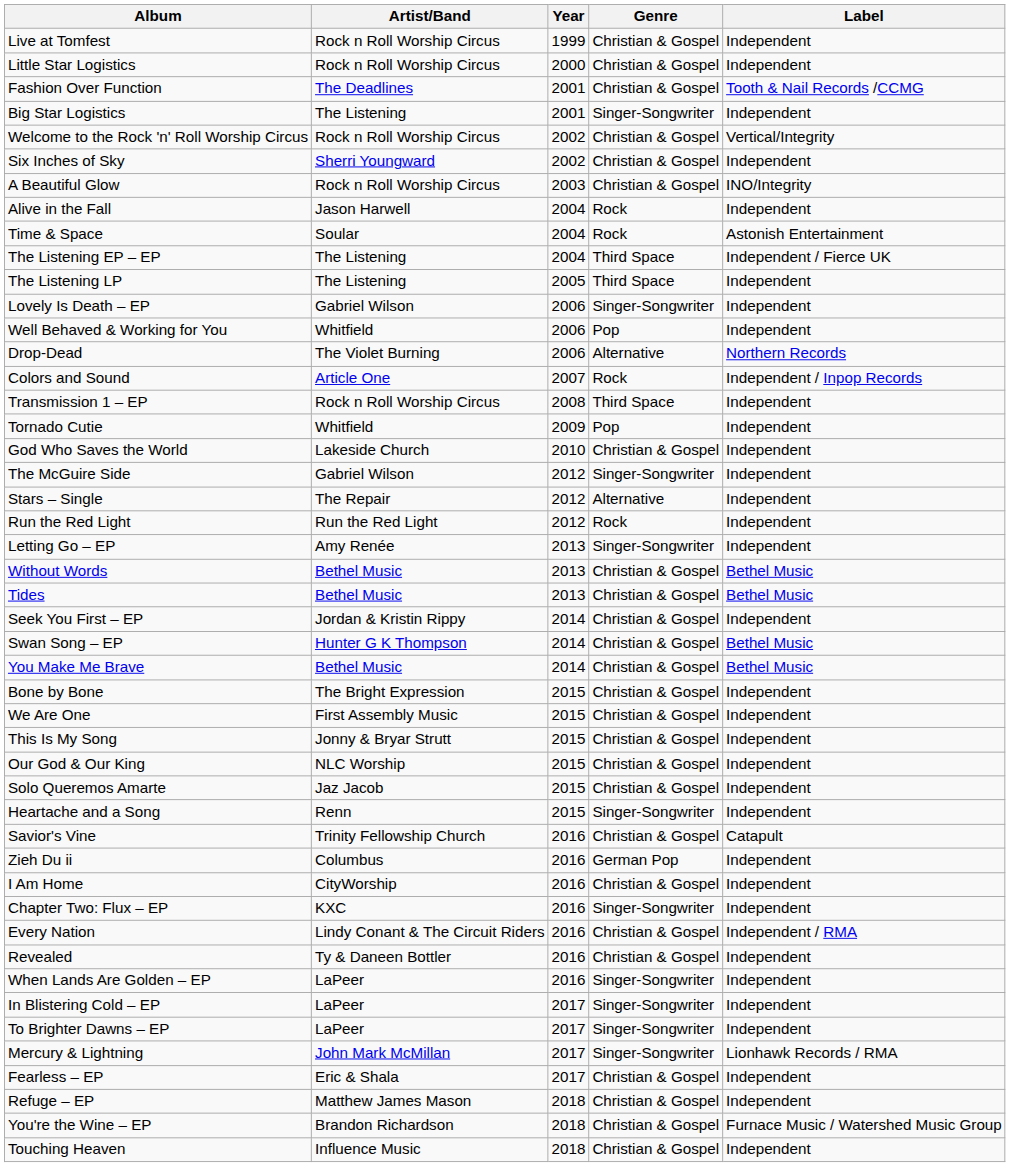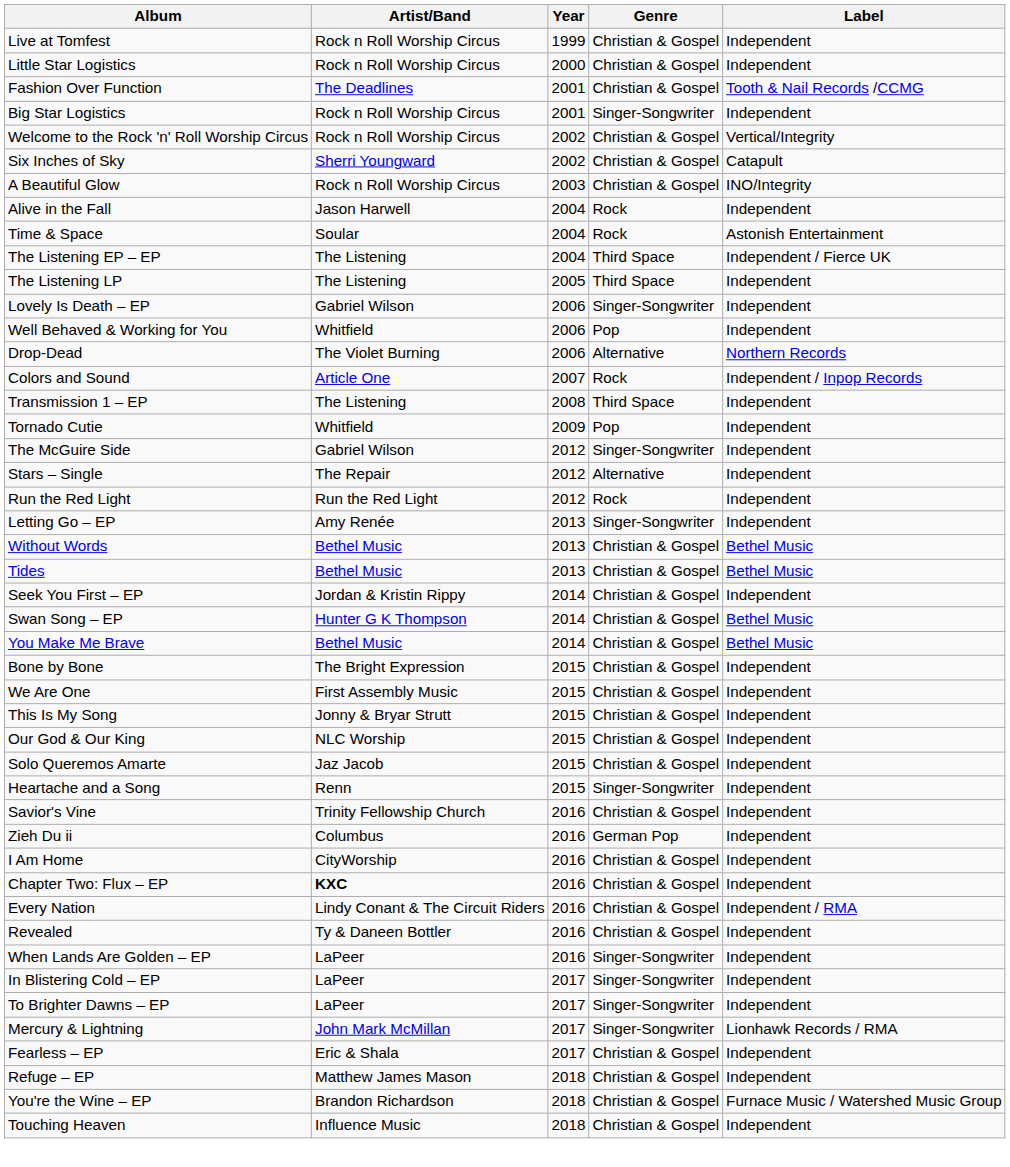(361, 112) The Listening -> (407, 112) Rock n Roll Worship Circus
(768, 161) Independent -> (754, 161) Catapult
(407, 402) Rock n Roll Worship Circus -> (361, 402) The Listening
- row: (98, 450)
(754, 836) Catapult -> (768, 812) Independent
(331, 908) normal -> (331, 884) bold
(653, 908) Singer-Songwriter -> (656, 884) Christian & Gospel
